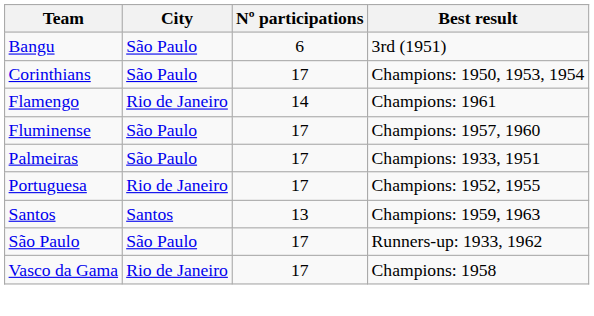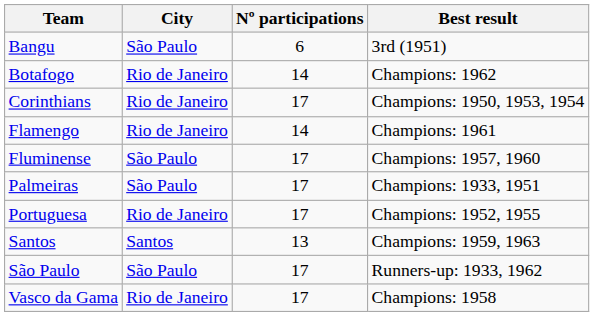+ row: (41, 74)
(162, 74) São Paulo -> (177, 102) Rio de Janeiro
